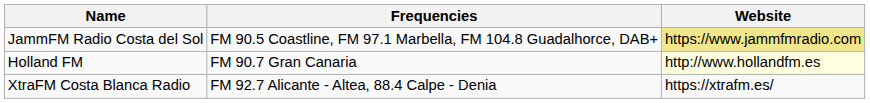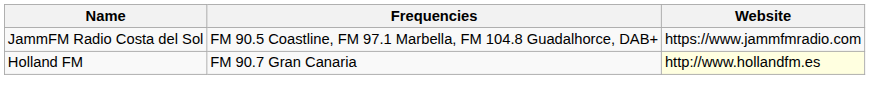(763, 39) khaki background -> (763, 39) no background
- row: (99, 86)
